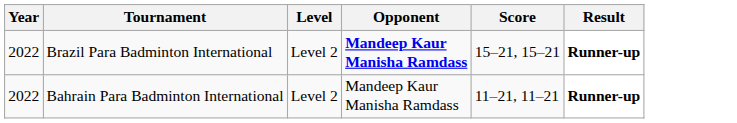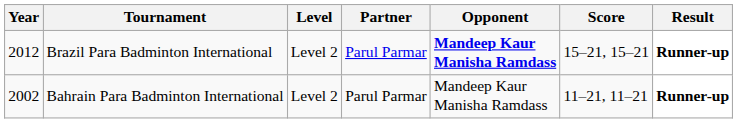+ column: (386, 17)
(24, 52) 2022 -> (24, 52) 2012
(24, 96) 2022 -> (24, 96) 2002
